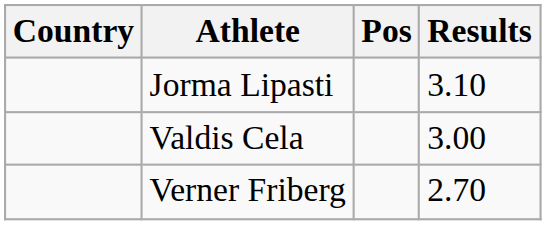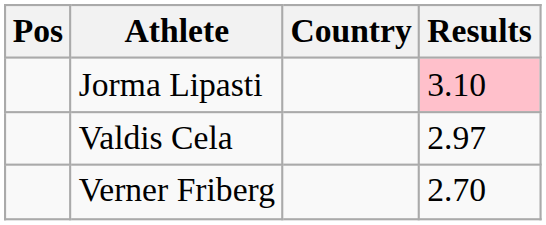columns swapped: (387, 31) <-> (73, 31)
(457, 84) no background -> (457, 84) pink background
(457, 137) 3.00 -> (457, 137) 2.97
